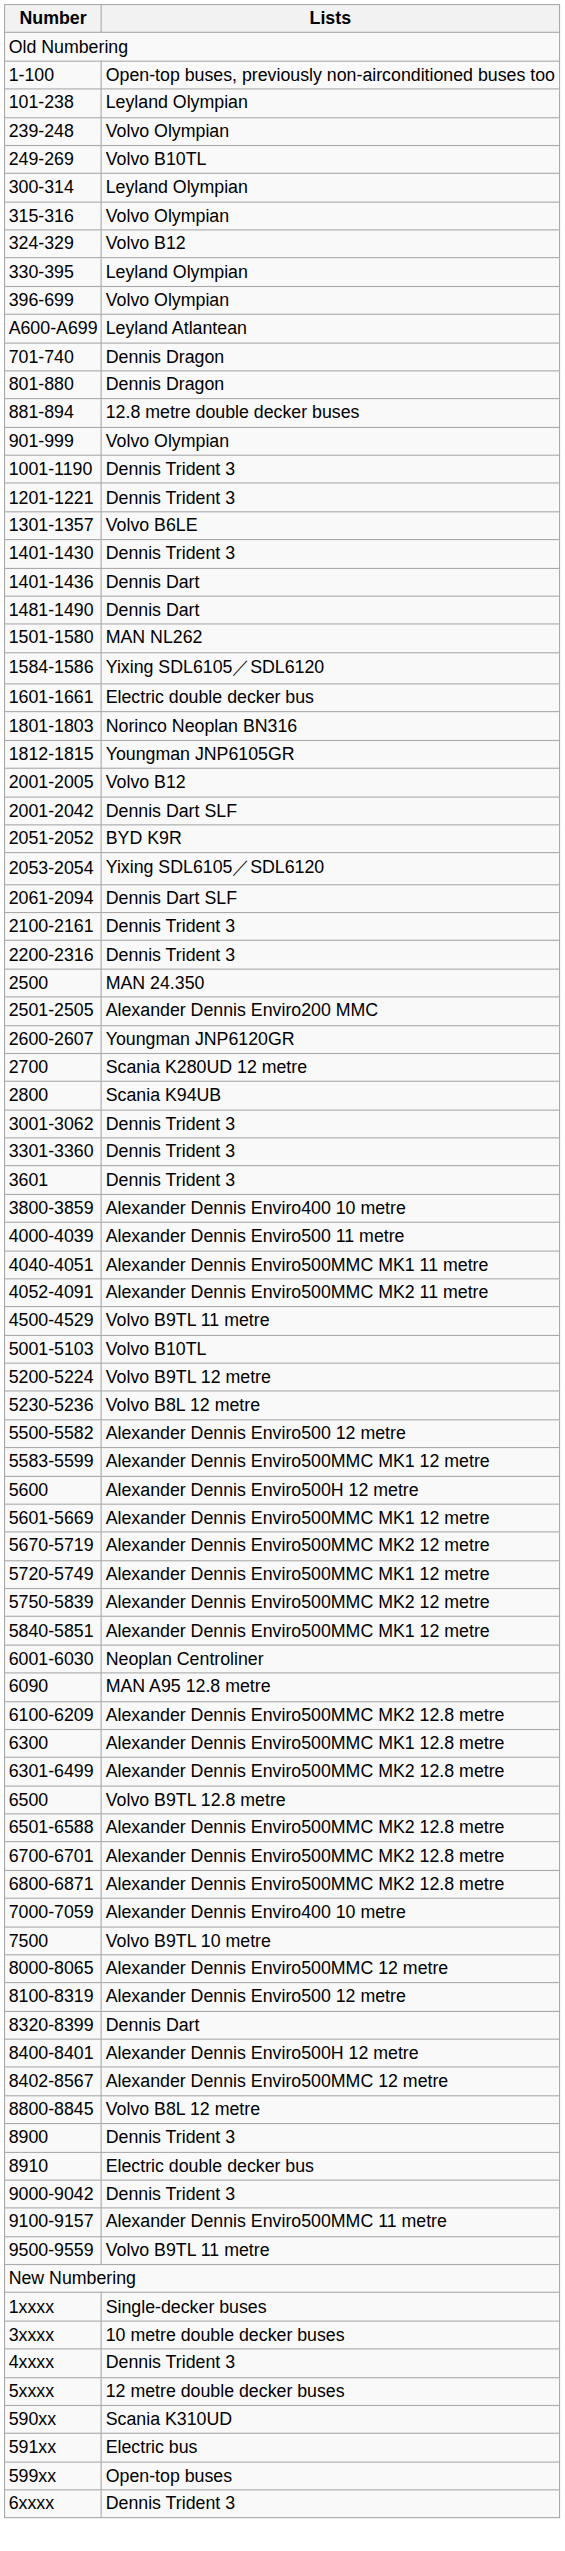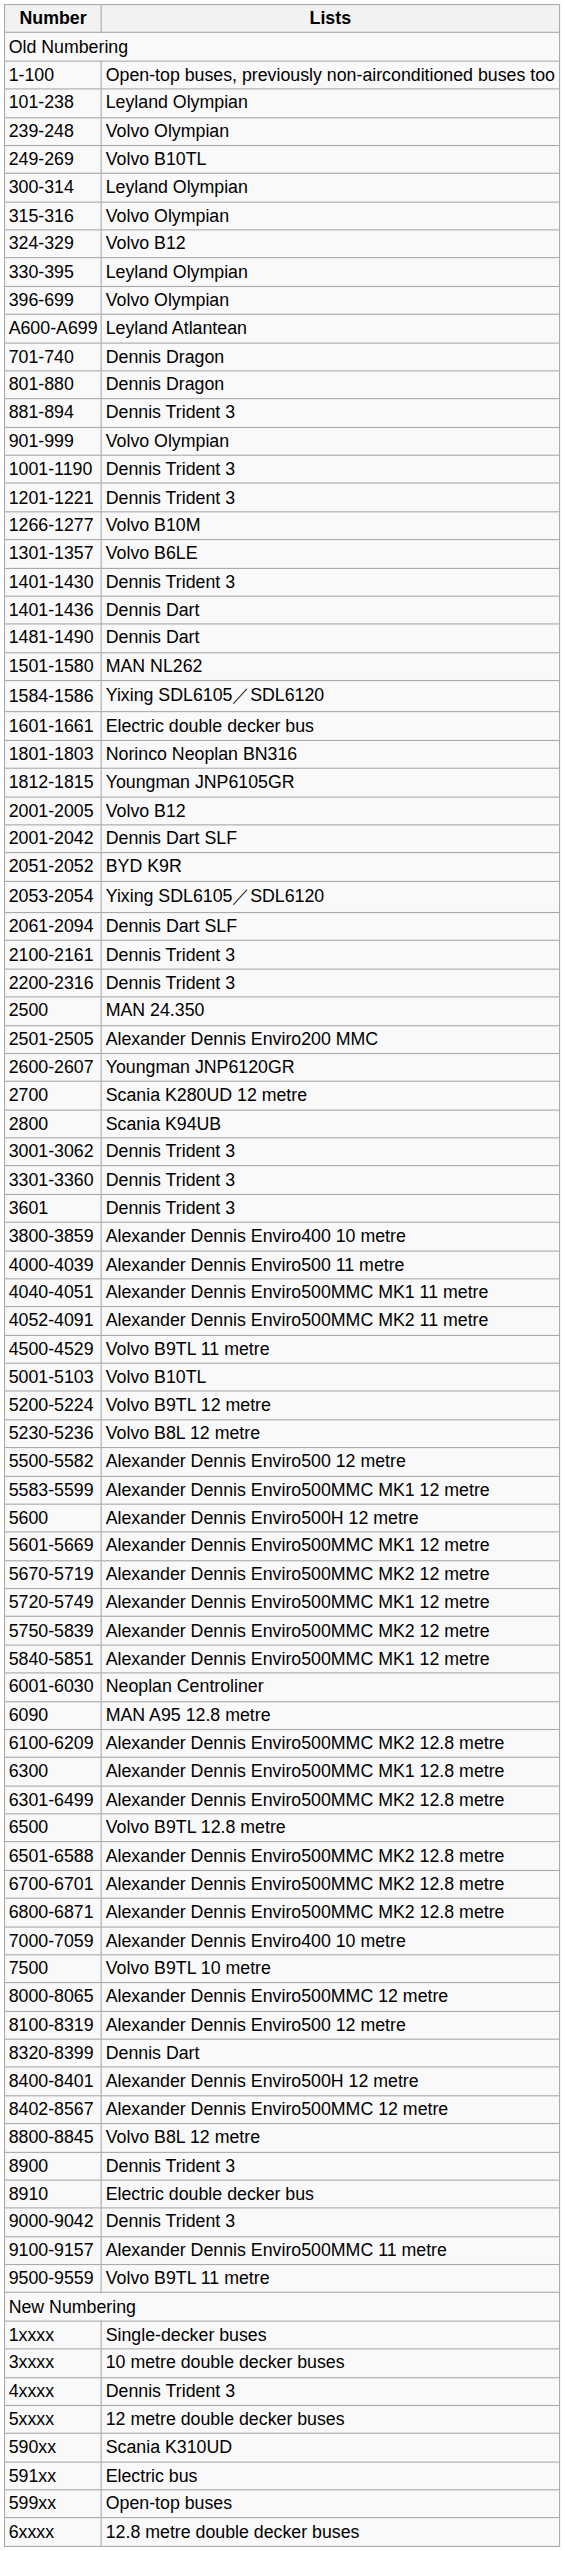(233, 412) 12.8 metre double decker buses -> (170, 412) Dennis Trident 3
+ row: (51, 525)
(170, 2503) Dennis Trident 3 -> (233, 2532) 12.8 metre double decker buses
